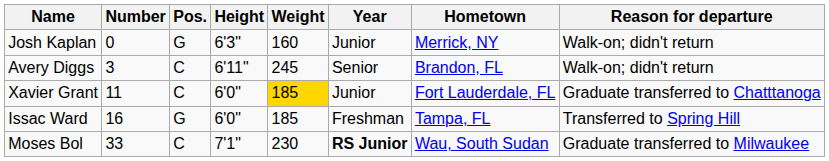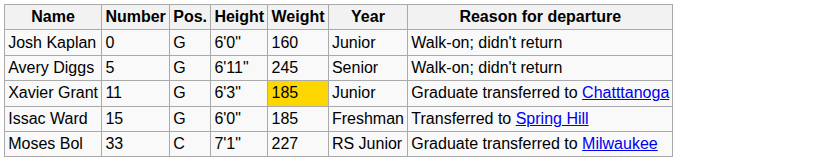- column: (485, 17)
(228, 42) 6'3" -> (228, 42) 6'0"
(110, 67) 3 -> (110, 67) 5
(179, 67) C -> (179, 67) G
(179, 93) C -> (179, 93) G
(228, 93) 6'0" -> (228, 93) 6'3"
(114, 118) 16 -> (114, 118) 15
(285, 144) 230 -> (285, 144) 227
(370, 144) bold -> (367, 144) normal
